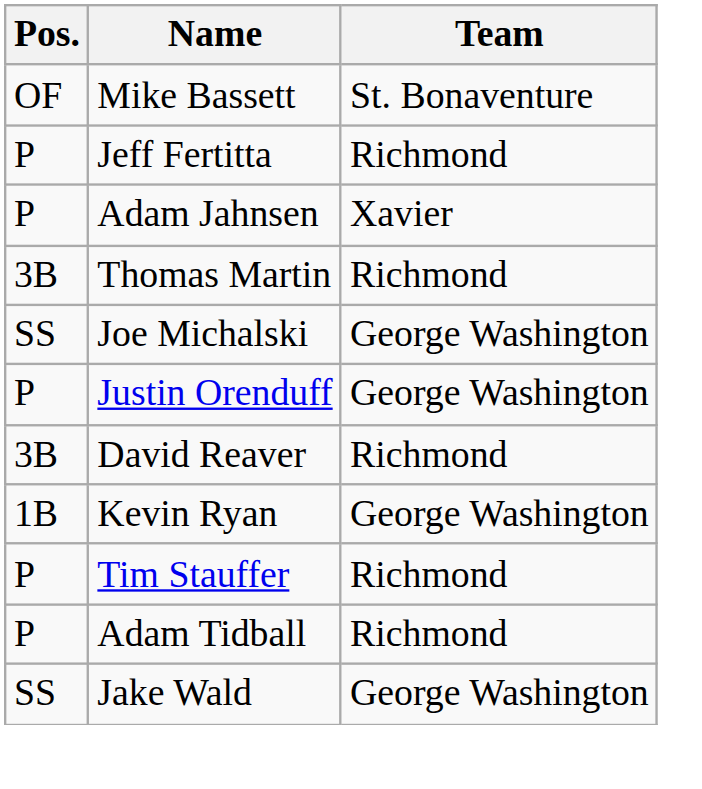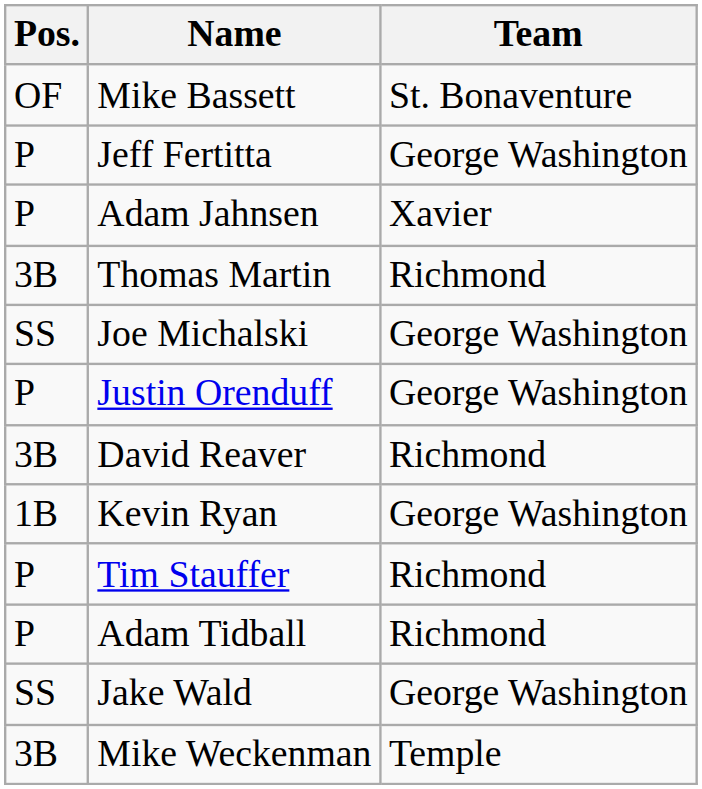(429, 154) Richmond -> (538, 154) George Washington
+ row: (234, 753)
